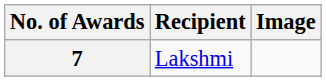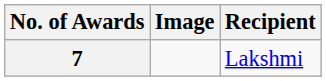columns swapped: (200, 22) <-> (286, 22)
